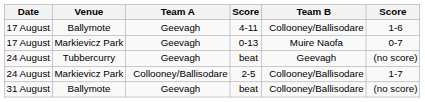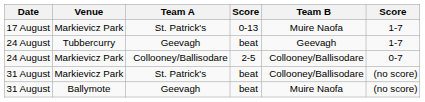- row: (89, 27)
(178, 43) Geevagh -> (178, 27) St. Patrick's
(393, 43) 0-7 -> (393, 27) 1-7
(393, 58) (no score) -> (393, 43) 1-7
(393, 74) 1-7 -> (393, 58) 0-7
+ row: (89, 74)
(314, 89) Collooney/Ballisodare -> (314, 89) Muire Naofa
